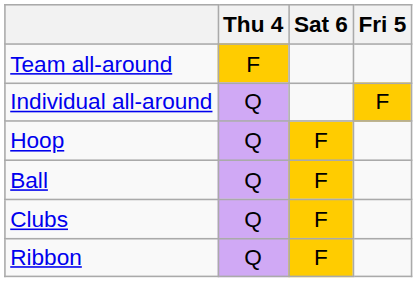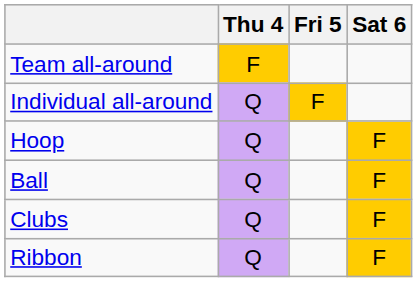columns swapped: (382, 24) <-> (321, 24)
